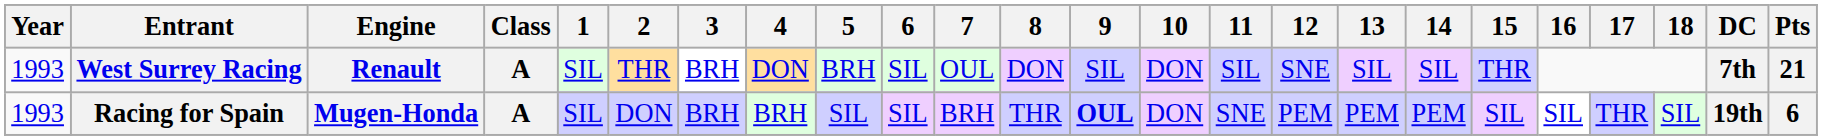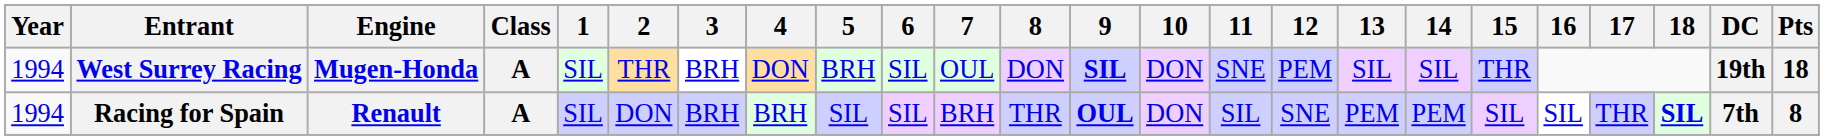(38, 69) 1993 -> (38, 69) 1994
(396, 69) Renault -> (396, 69) Mugen-Honda
(1105, 69) normal -> (1105, 69) bold
(1241, 69) SIL -> (1241, 69) SNE
(1305, 69) SNE -> (1305, 69) PEM
(1738, 69) 7th -> (1741, 69) 19th
(1793, 69) 21 -> (1796, 69) 18
(38, 112) 1993 -> (38, 112) 1994
(396, 112) Mugen-Honda -> (396, 112) Renault
(1241, 112) SNE -> (1241, 112) SIL
(1305, 112) PEM -> (1305, 112) SNE
(1680, 112) normal -> (1682, 112) bold
(1738, 112) 19th -> (1741, 112) 7th
(1793, 112) 6 -> (1796, 112) 8
